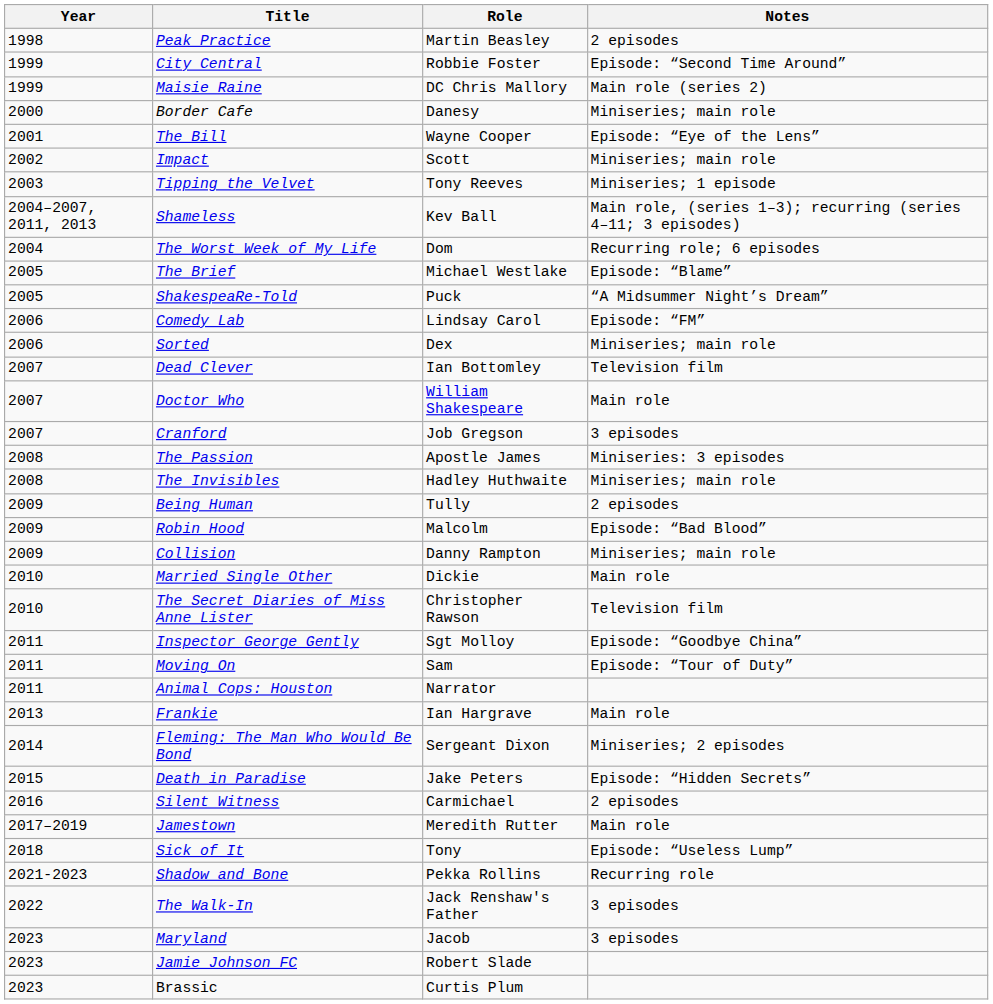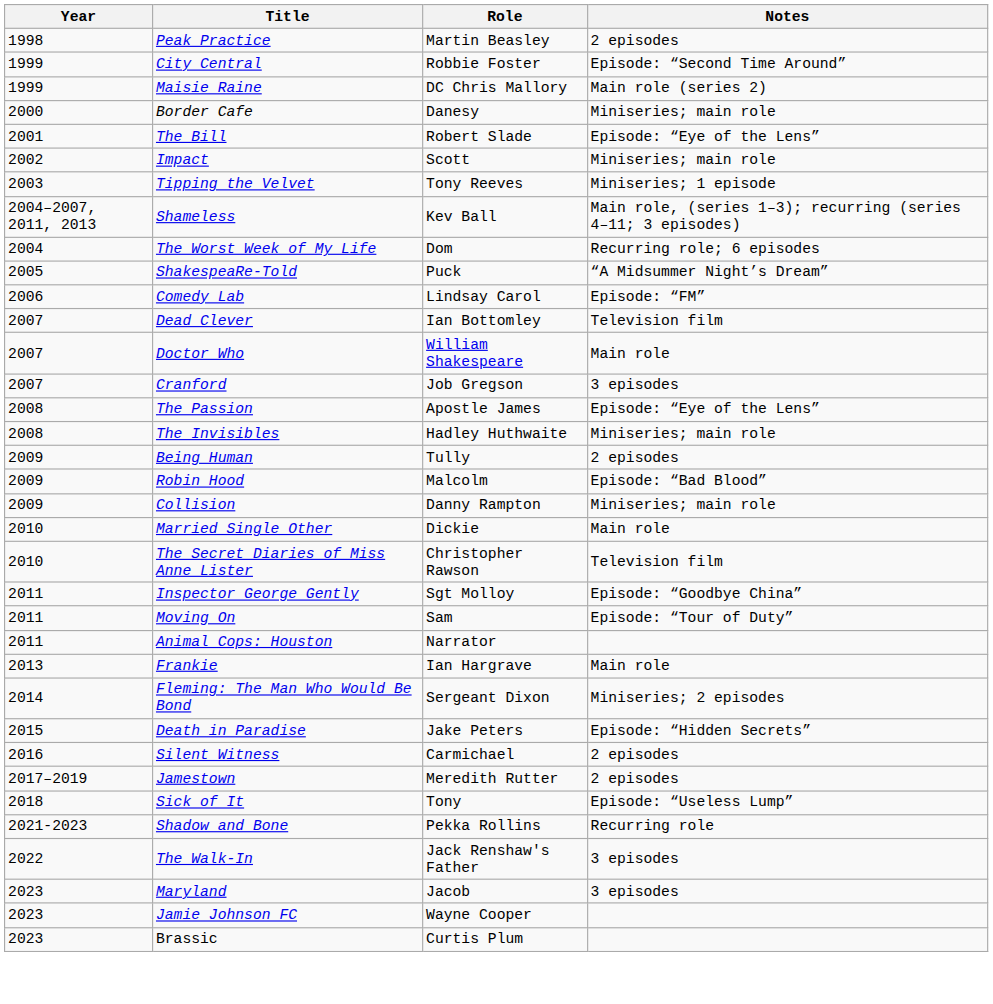(479, 136) Wayne Cooper -> (479, 136) Robert Slade
- row: (196, 273)
- row: (182, 345)
(688, 457) Miniseries: 3 episodes -> (705, 410) Episode: “Eye of the Lens”
(630, 827) Main role -> (635, 779) 2 episodes
(479, 963) Robert Slade -> (479, 915) Wayne Cooper
